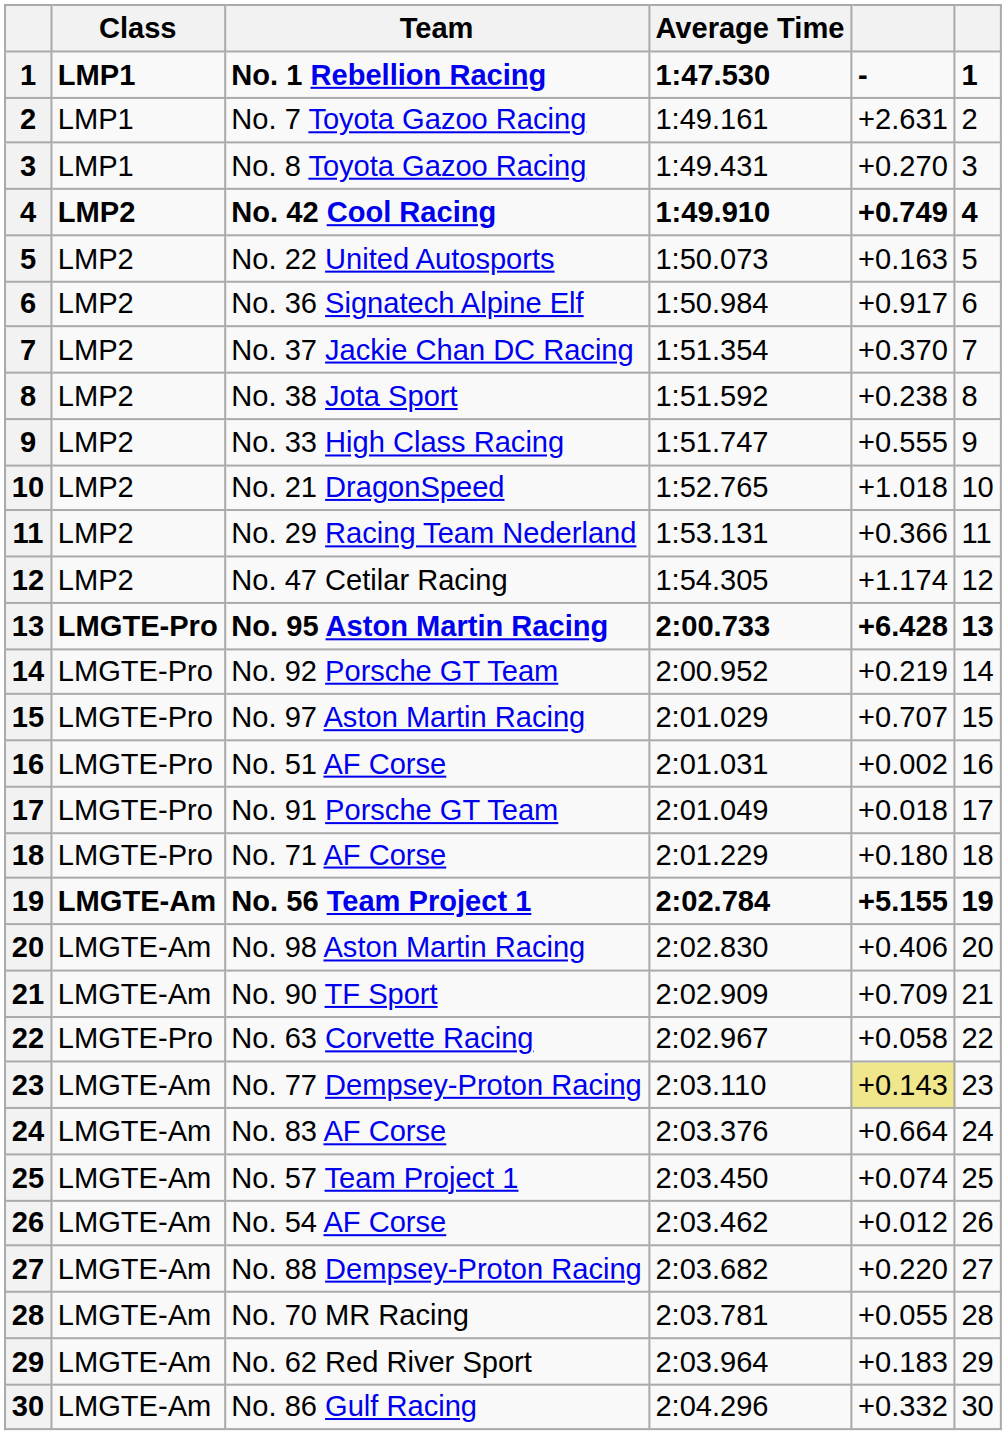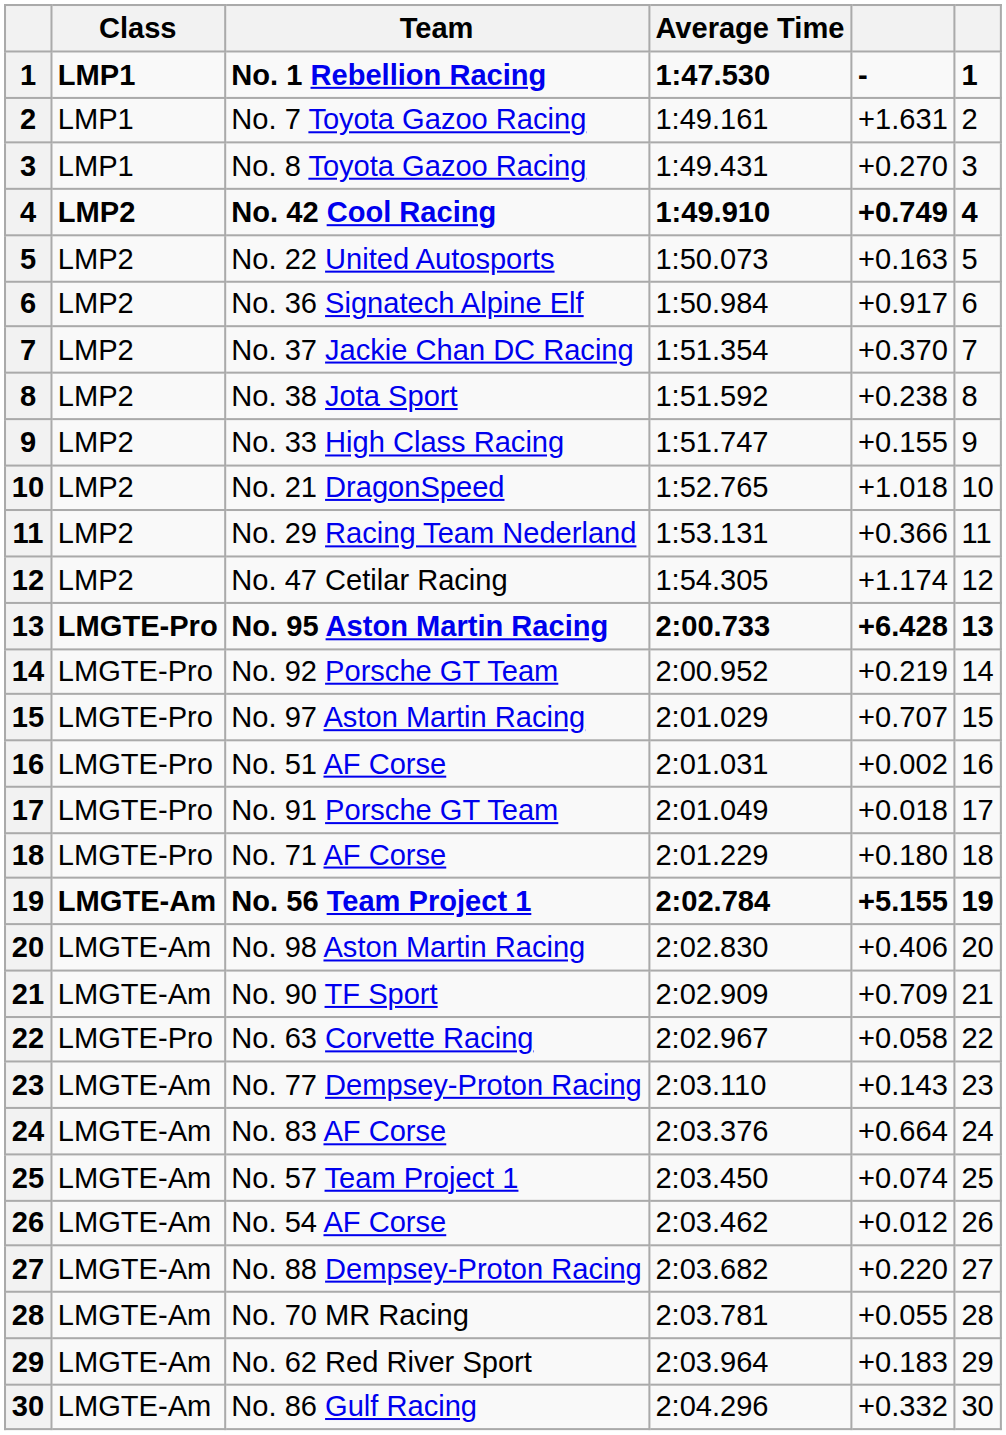(903, 120) +2.631 -> (903, 120) +1.631
(903, 442) +0.555 -> (903, 442) +0.155
(903, 1085) khaki background -> (903, 1085) no background
